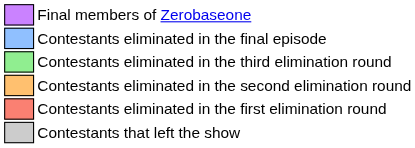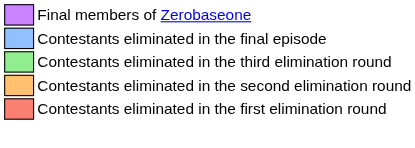- row: (139, 133)
